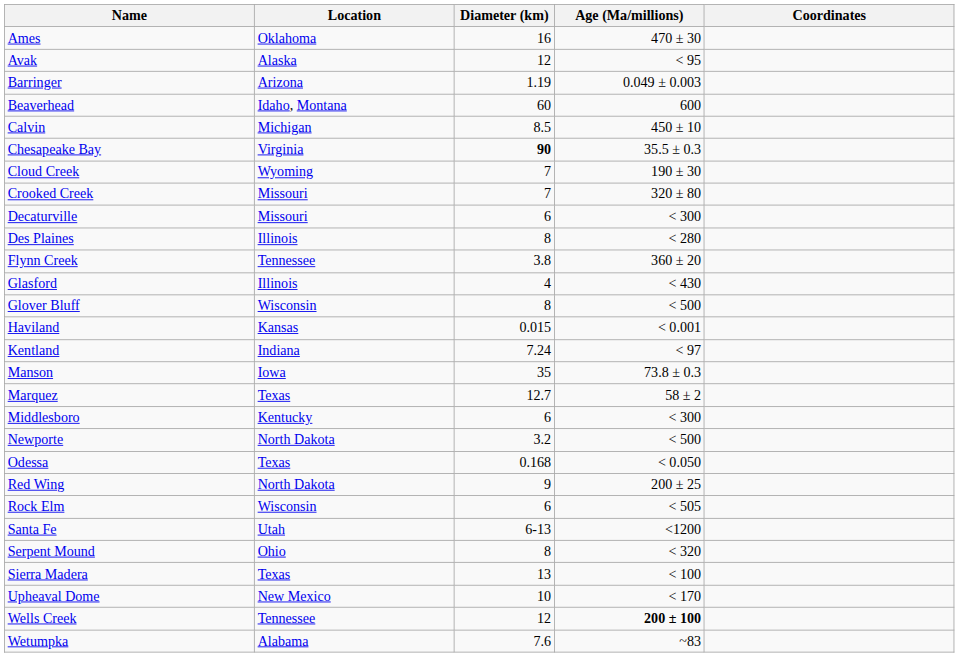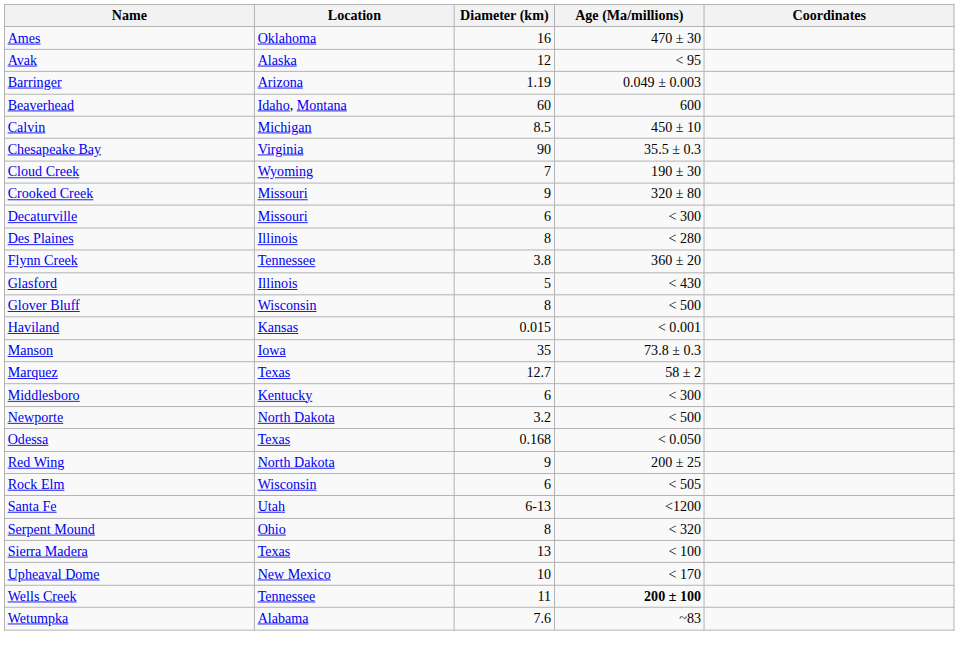(544, 149) bold -> (544, 149) normal
(548, 194) 7 -> (548, 194) 9
(548, 283) 4 -> (548, 283) 5
- row: (33, 350)
(544, 618) 12 -> (544, 596) 11
